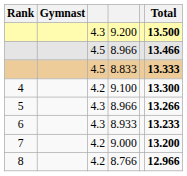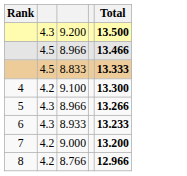- column: (62, 13)
